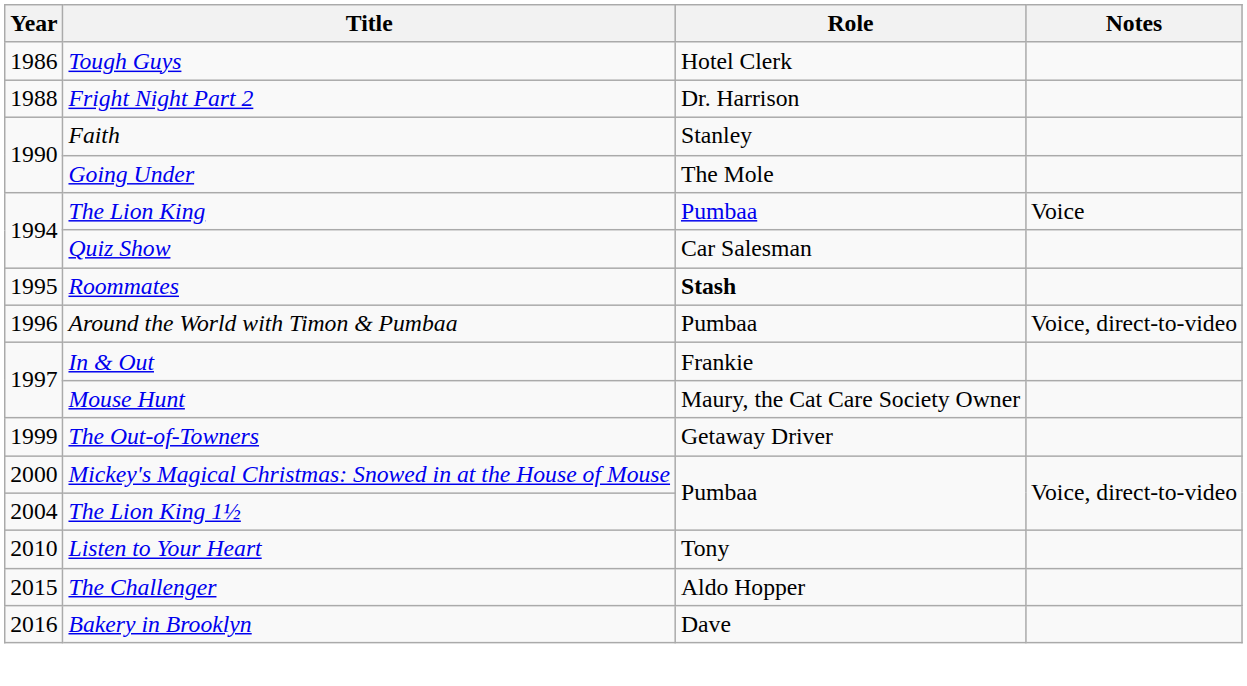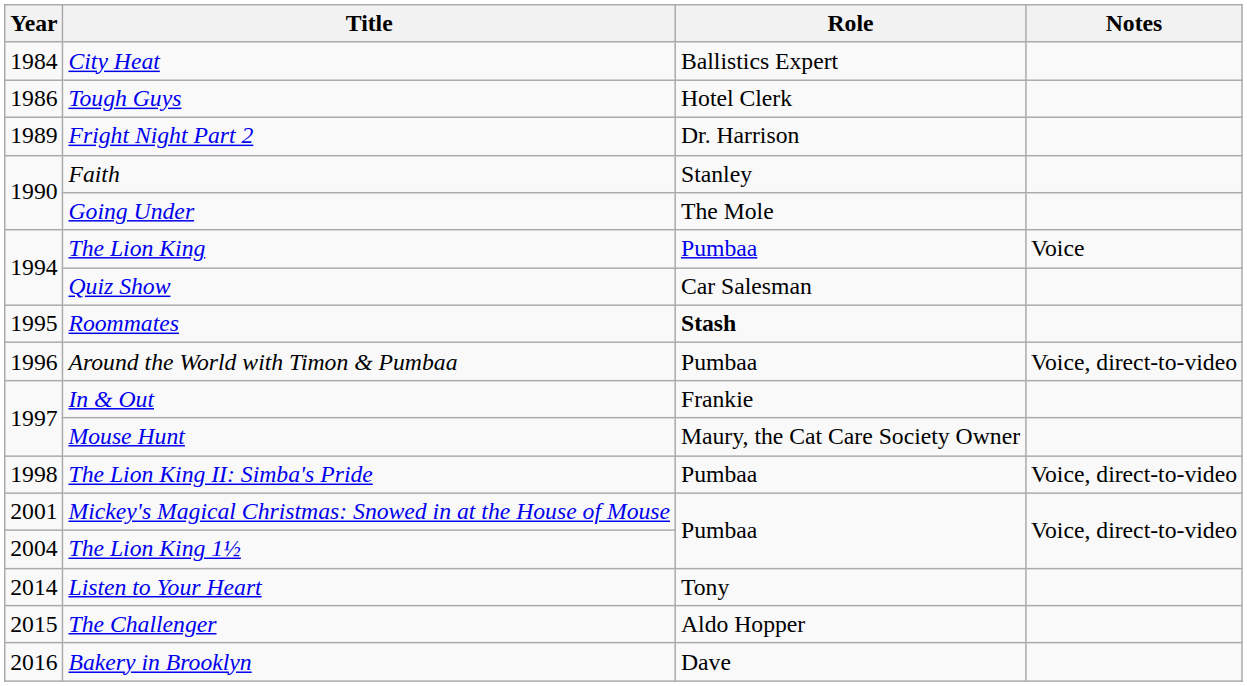+ row: (114, 60)
(34, 98) 1988 -> (34, 135) 1989
+ row: (221, 473)
- row: (164, 436)
(34, 473) 2000 -> (34, 511) 2001
(34, 549) 2010 -> (34, 586) 2014
